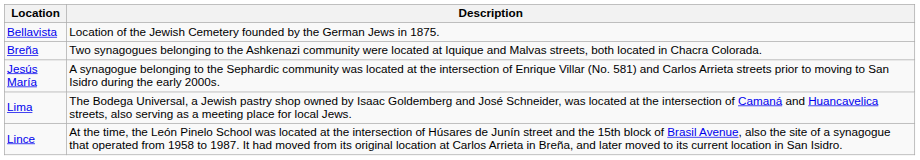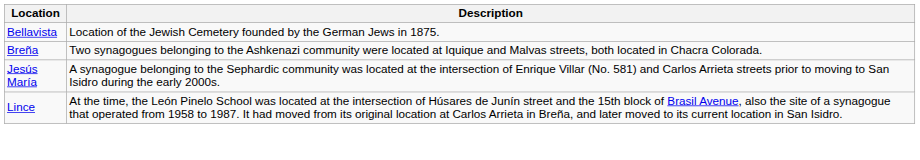- row: (20, 107)
